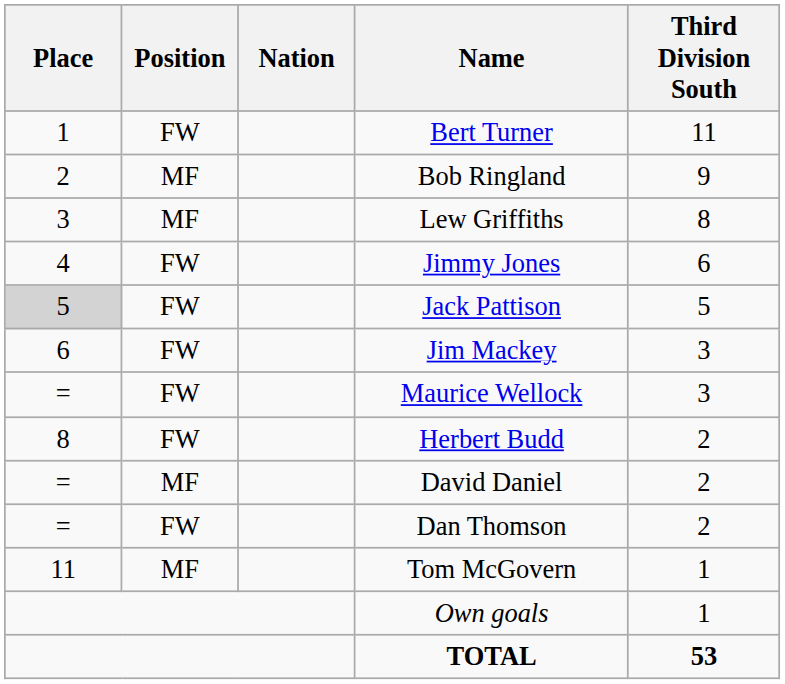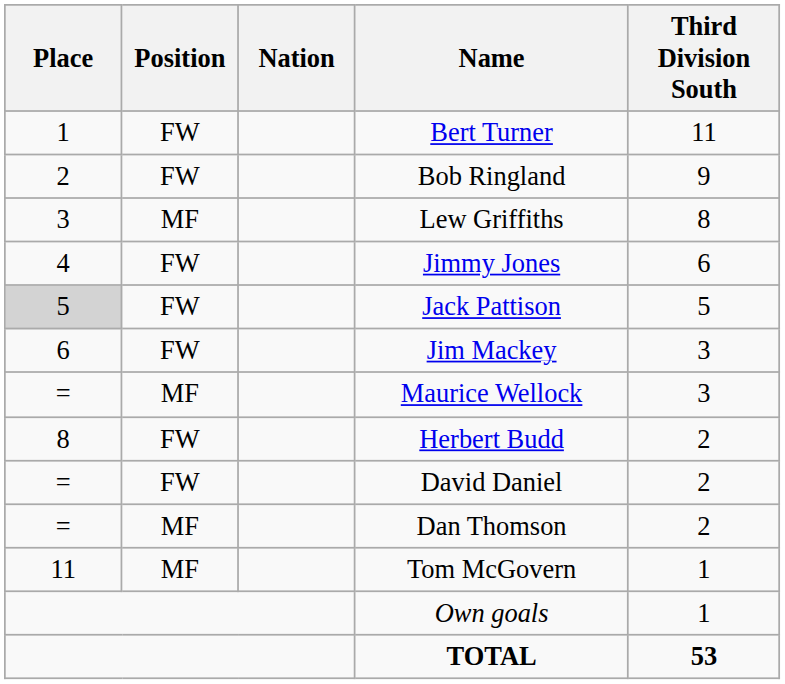(180, 176) MF -> (180, 176) FW
(180, 394) FW -> (180, 394) MF
(180, 481) MF -> (180, 481) FW
(180, 525) FW -> (180, 525) MF
